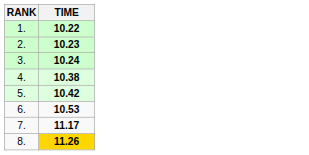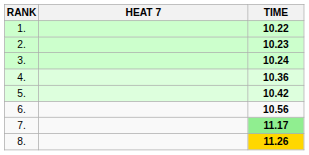+ column: (143, 13)
(67, 77) 10.38 -> (276, 77) 10.36
(67, 110) 10.53 -> (276, 110) 10.56
(67, 126) no background -> (276, 126) lightgreen background
